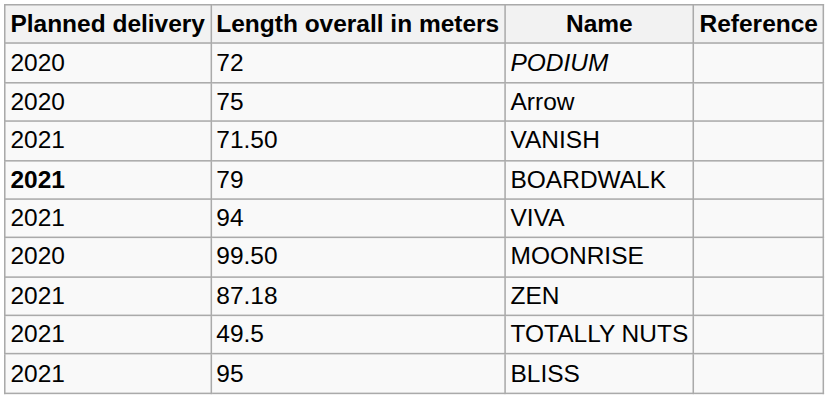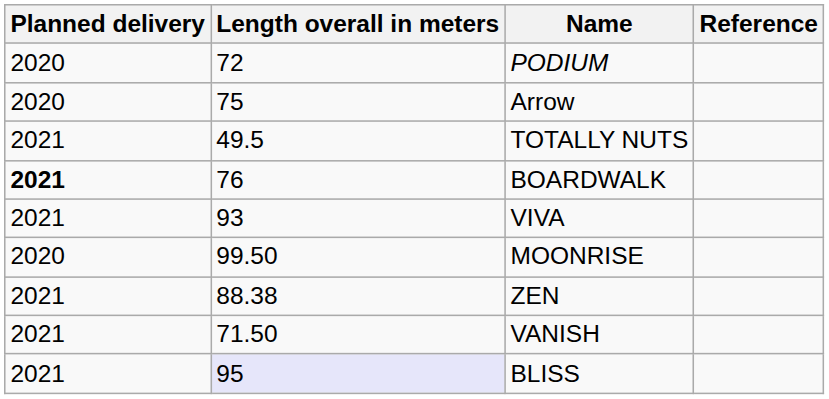rows swapped: (599, 334) <-> (555, 140)
(230, 179) 79 -> (230, 179) 76
(230, 218) 94 -> (230, 218) 93
(247, 295) 87.18 -> (247, 295) 88.38
(230, 373) no background -> (230, 373) lavender background
